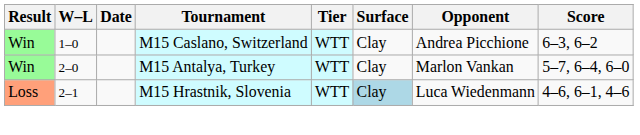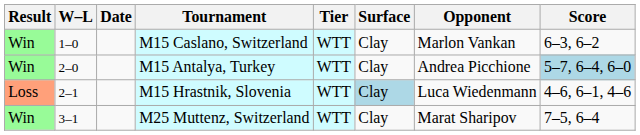(472, 42) Andrea Picchione -> (466, 42) Marlon Vankan
(465, 67) Marlon Vankan -> (474, 67) Andrea Picchione
(586, 67) no background -> (588, 67) lightblue background
+ row: (224, 117)
